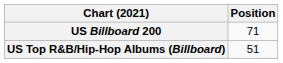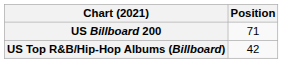(253, 49) 51 -> (253, 49) 42
